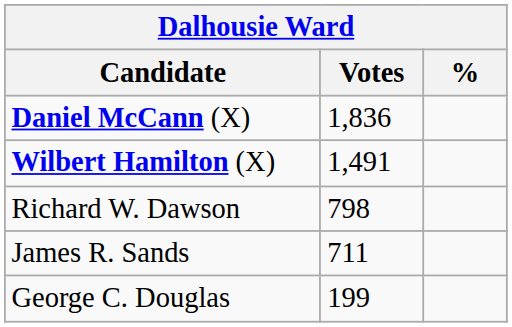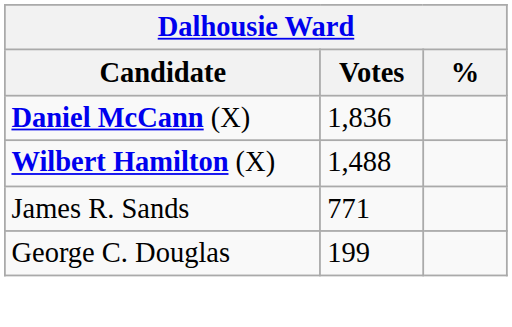(359, 162) 1,491 -> (359, 162) 1,488
- row: (126, 207)
(348, 252) 711 -> (349, 207) 771
